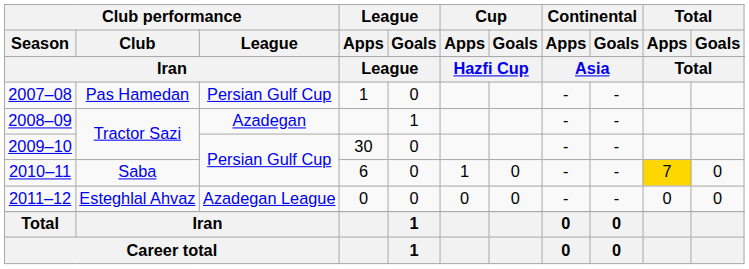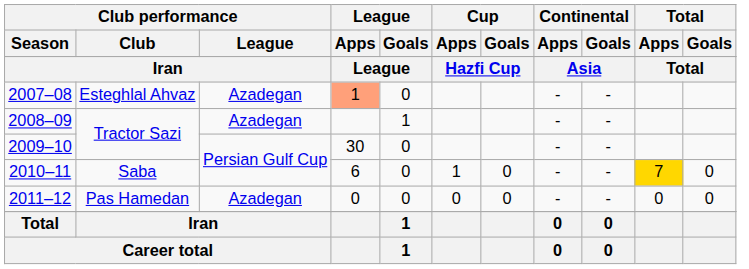(137, 95) Pas Hamedan -> (137, 95) Esteghlal Ahvaz
(269, 95) Persian Gulf Cup -> (265, 95) Azadegan
(363, 95) no background -> (355, 95) lightsalmon background
(137, 198) Esteghlal Ahvaz -> (137, 198) Pas Hamedan
(269, 198) Azadegan League -> (265, 198) Azadegan
